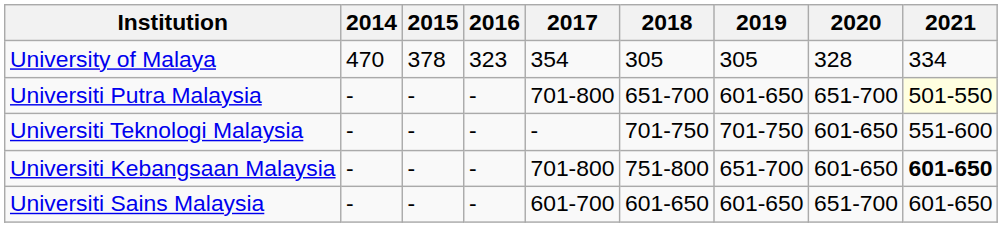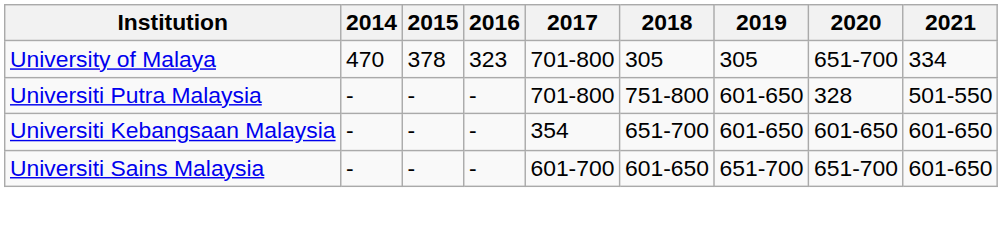(550, 58) 354 -> (572, 58) 701-800
(833, 58) 328 -> (856, 58) 651-700
(667, 95) 651-700 -> (667, 95) 751-800
(856, 95) 651-700 -> (833, 95) 328
(950, 95) lightyellow background -> (950, 95) no background
- row: (157, 131)
(572, 167) 701-800 -> (550, 131) 354
(667, 167) 751-800 -> (667, 131) 651-700
(761, 167) 651-700 -> (761, 131) 601-650
(950, 167) bold -> (950, 131) normal
(761, 204) 601-650 -> (761, 167) 651-700
